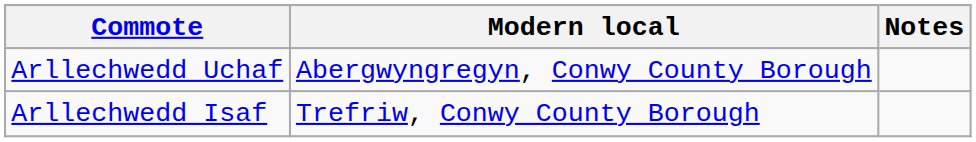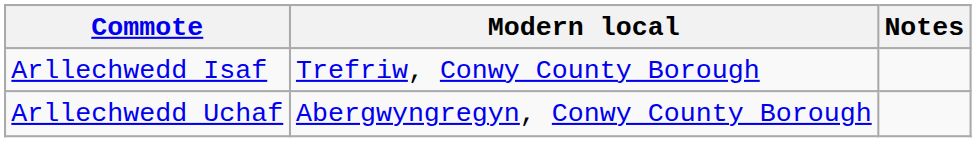rows swapped: (147, 70) <-> (139, 114)
